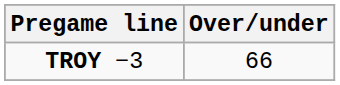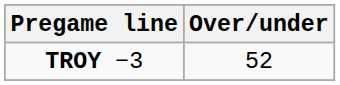(259, 62) 66 -> (259, 62) 52
